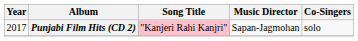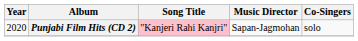(17, 28) 2017 -> (17, 28) 2020
